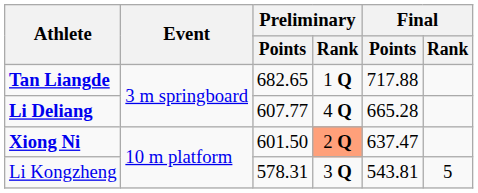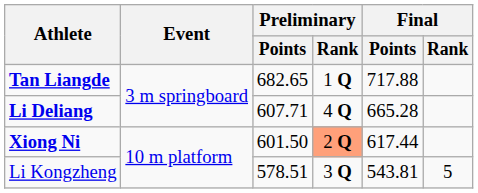(282, 111) 607.77 -> (282, 111) 607.71
(393, 142) 637.47 -> (393, 142) 617.44
(282, 173) 578.31 -> (282, 173) 578.51
